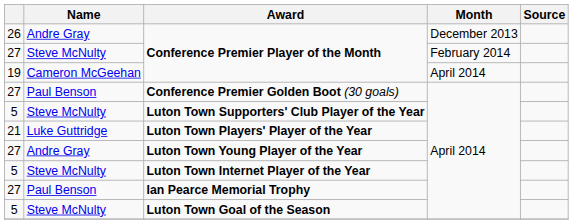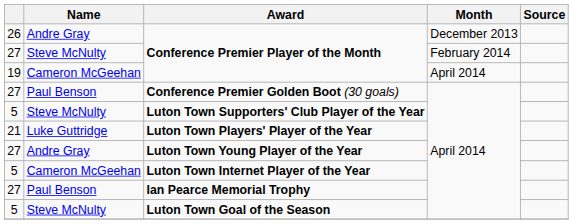(66, 170) Steve McNulty -> (84, 170) Cameron McGeehan
